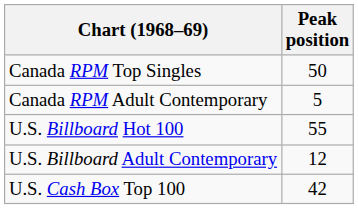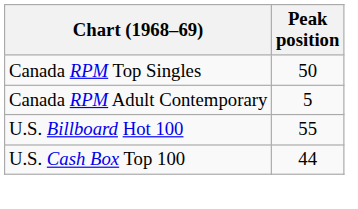- row: (143, 159)
(317, 188) 42 -> (308, 159) 44
